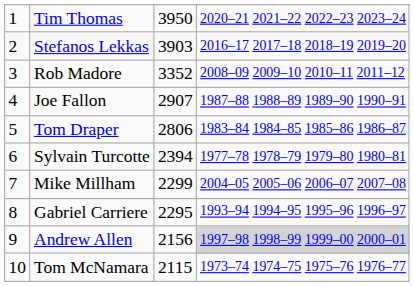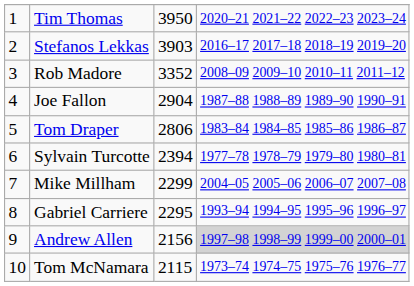(175, 101) 2907 -> (175, 101) 2904
